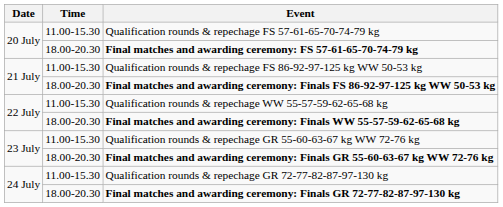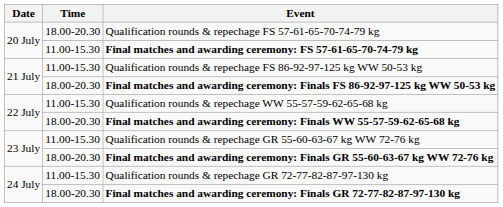(73, 31) 11.00-15.30 -> (73, 31) 18.00-20.30
(73, 49) 18.00-20.30 -> (73, 49) 11.00-15.30
